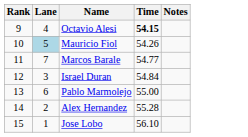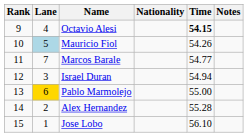+ column: (160, 12)
(148, 76) 54.84 -> (200, 76) 54.94
(46, 92) no background -> (46, 92) gold background
